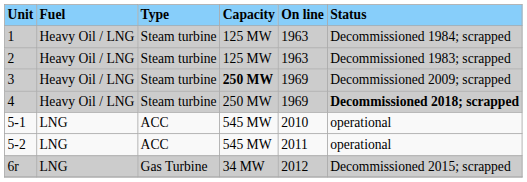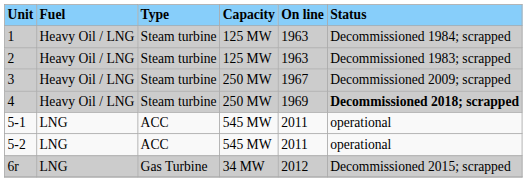(248, 79) bold -> (247, 79) normal
(295, 79) 1969 -> (295, 79) 1967
(295, 123) 2010 -> (295, 123) 2011
